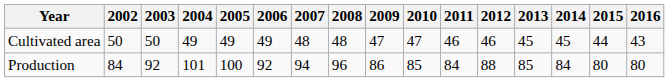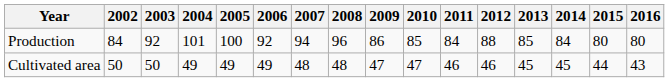rows swapped: (41, 64) <-> (54, 40)
